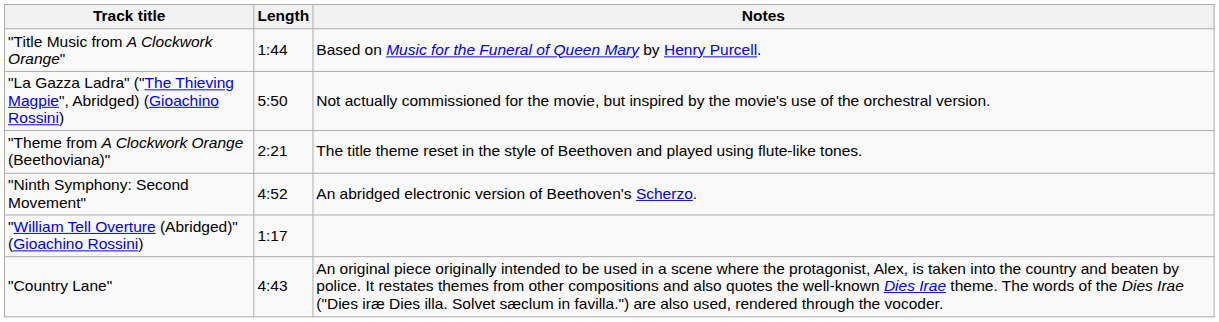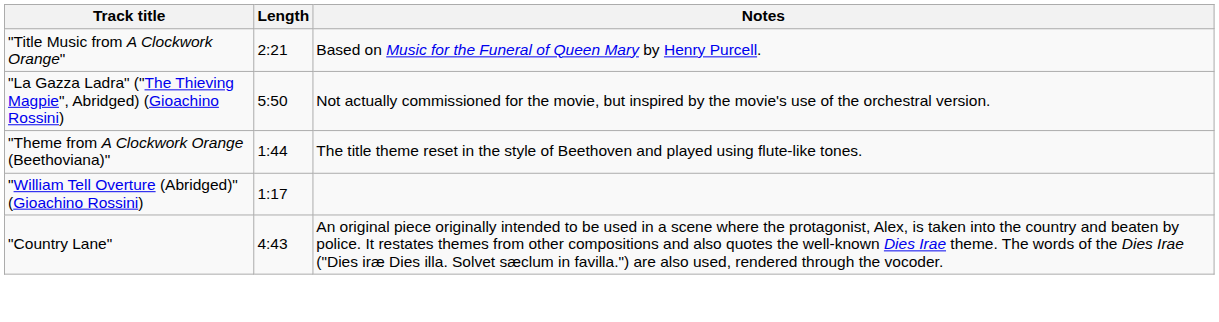(273, 50) 1:44 -> (273, 50) 2:21
(273, 151) 2:21 -> (273, 151) 1:44
- row: (98, 193)
